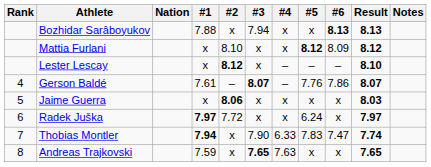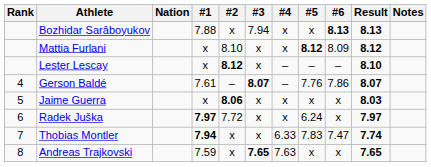(258, 135) 7.90 -> (258, 135) x
